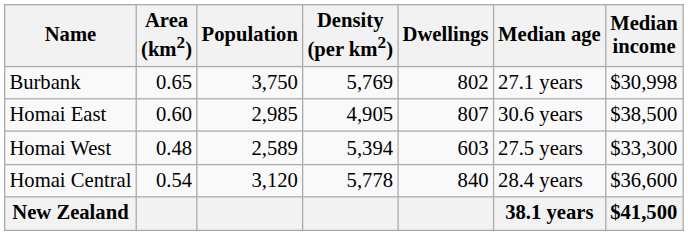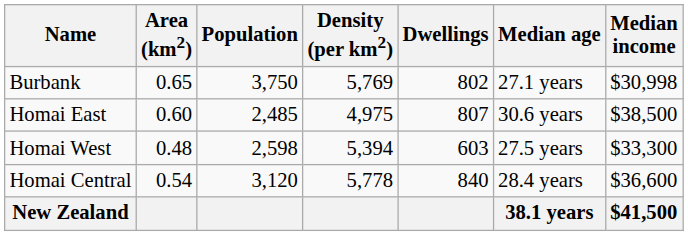(275, 115) 2,985 -> (275, 115) 2,485
(370, 115) 4,905 -> (370, 115) 4,975
(275, 147) 2,589 -> (275, 147) 2,598
